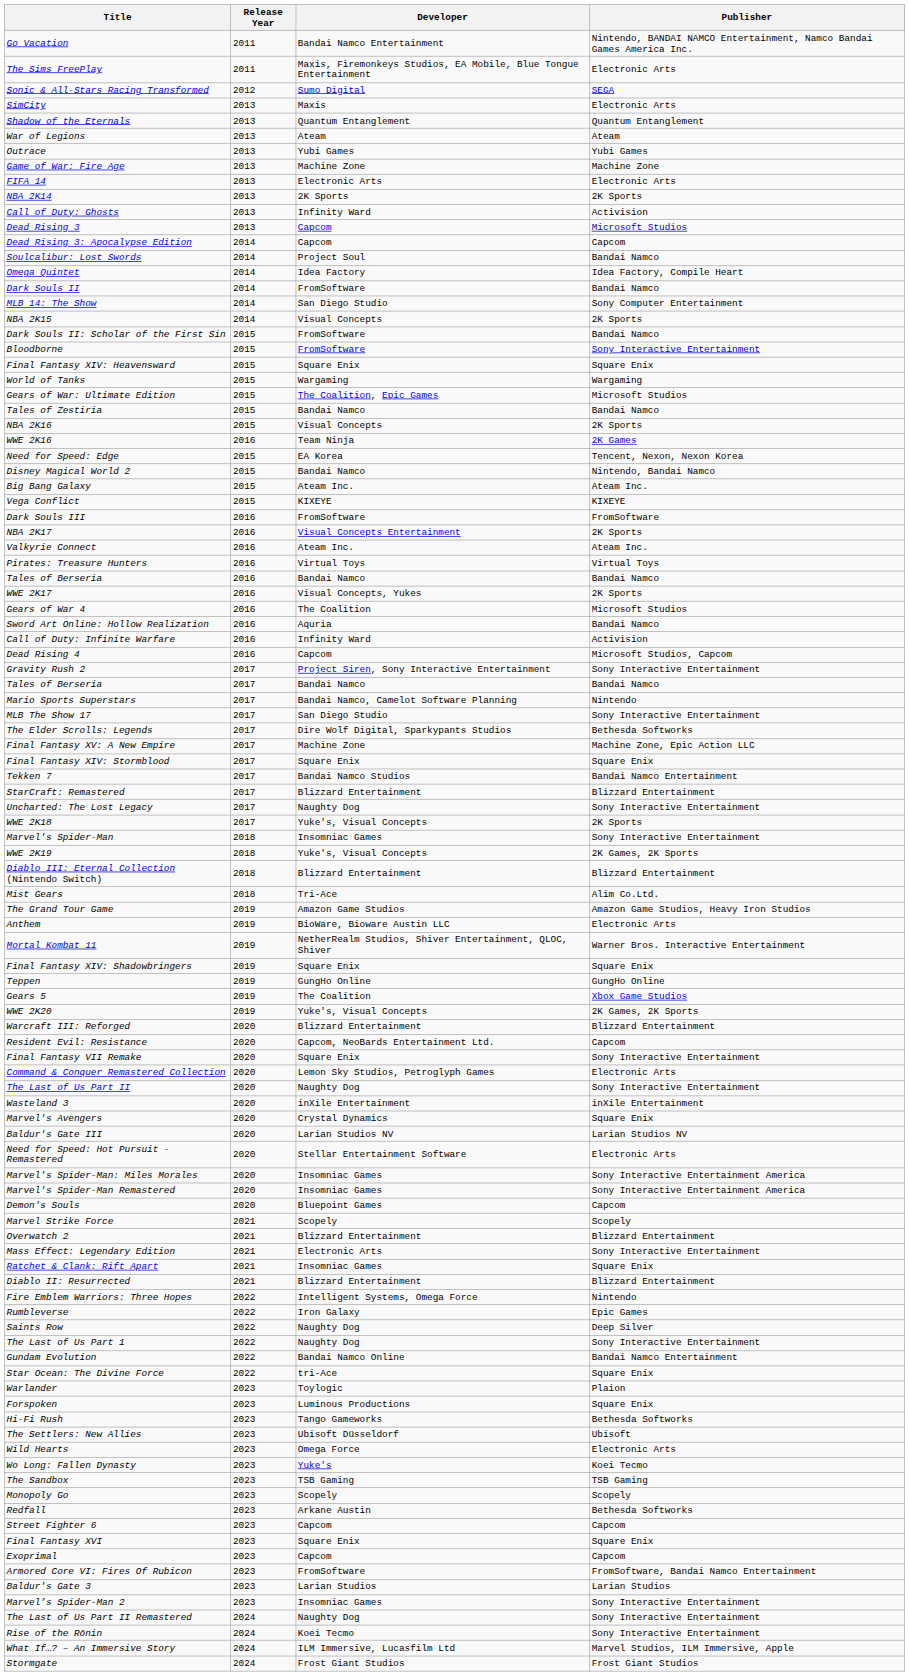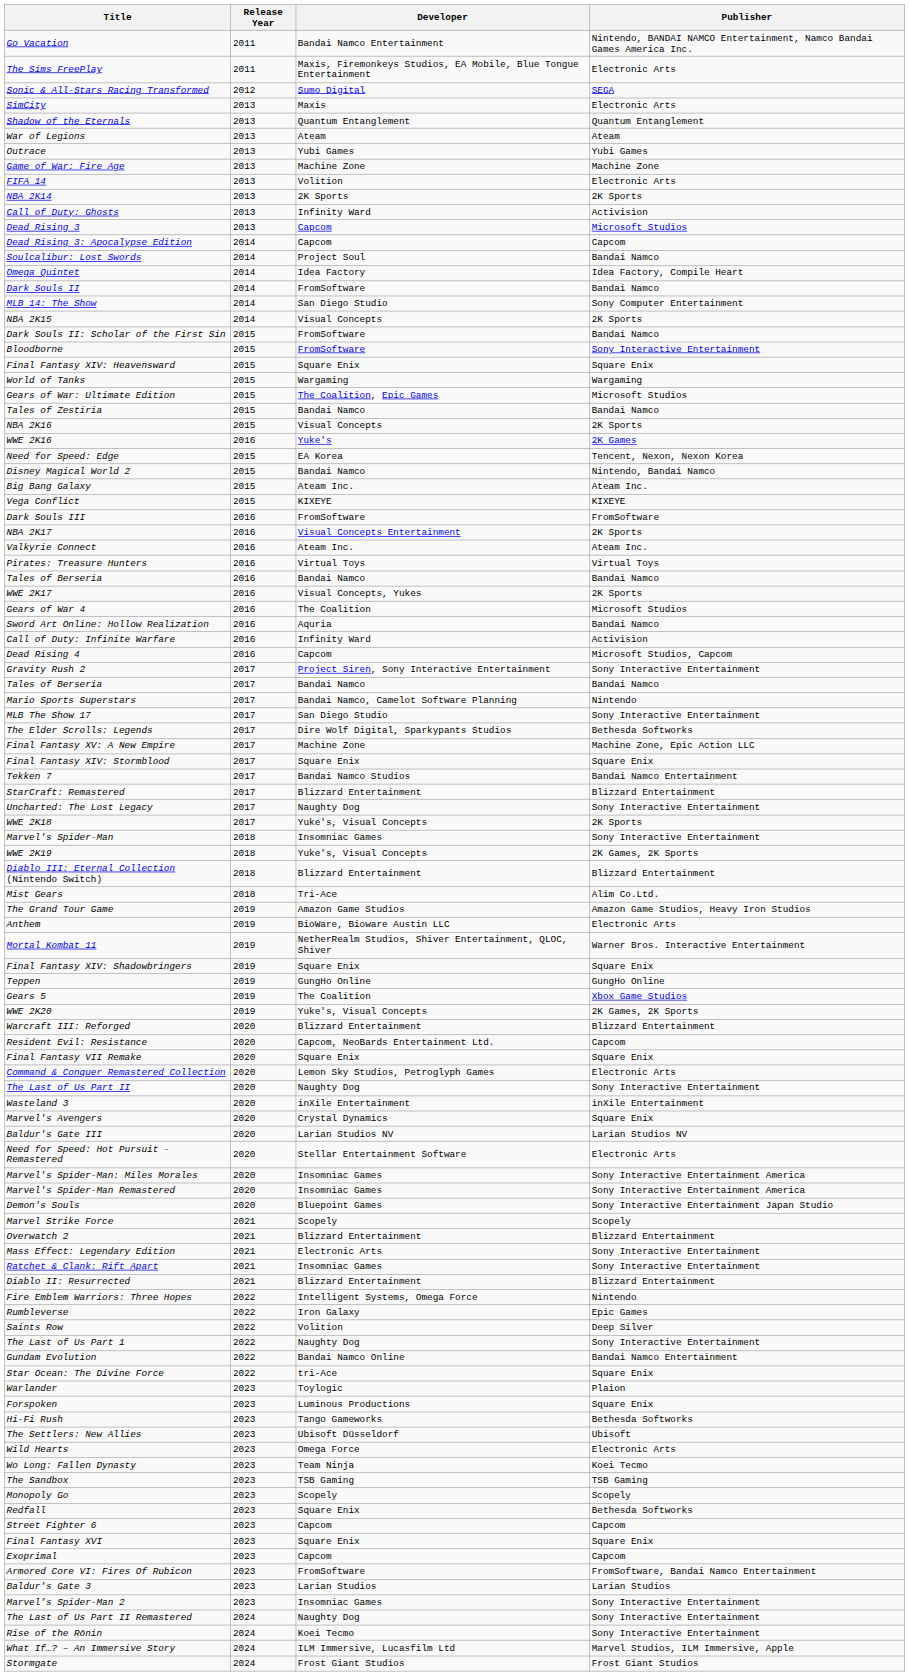(340, 182) Electronic Arts -> (323, 182) Volition
(329, 441) Team Ninja -> (315, 441) Yuke's
(676, 1058) Sony Interactive Entertainment -> (623, 1058) Square Enix
(609, 1206) Capcom -> (712, 1206) Sony Interactive Entertainment Japan Studio
(623, 1267) Square Enix -> (676, 1267) Sony Interactive Entertainment
(329, 1328) Naughty Dog -> (323, 1328) Volition
(315, 1465) Yuke's -> (329, 1465) Team Ninja
(334, 1511) Arkane Austin -> (329, 1511) Square Enix
